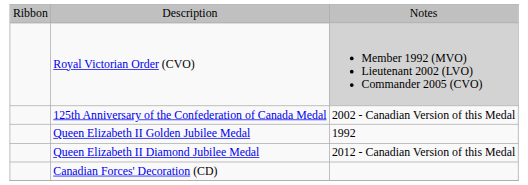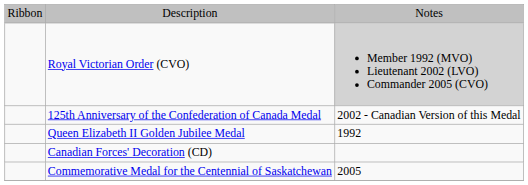- row: (156, 152)
+ row: (190, 171)
